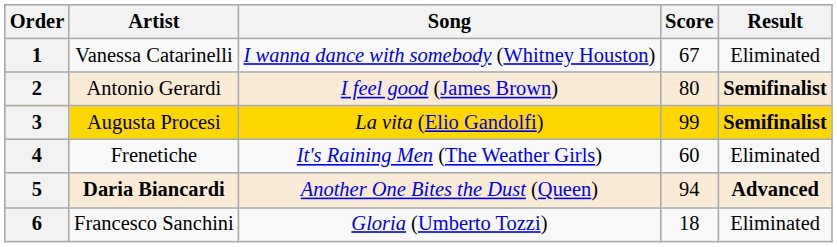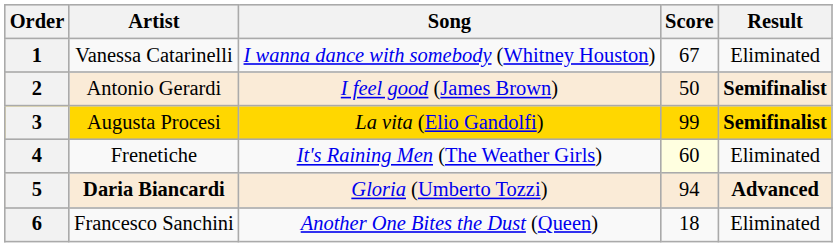(689, 88) 80 -> (689, 88) 50
(689, 156) no background -> (689, 156) lightyellow background
(449, 189) Another One Bites the Dust (Queen) -> (449, 189) Gloria (Umberto Tozzi)
(449, 223) Gloria (Umberto Tozzi) -> (449, 223) Another One Bites the Dust (Queen)
